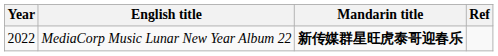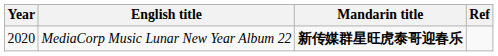(21, 38) 2022 -> (21, 38) 2020
